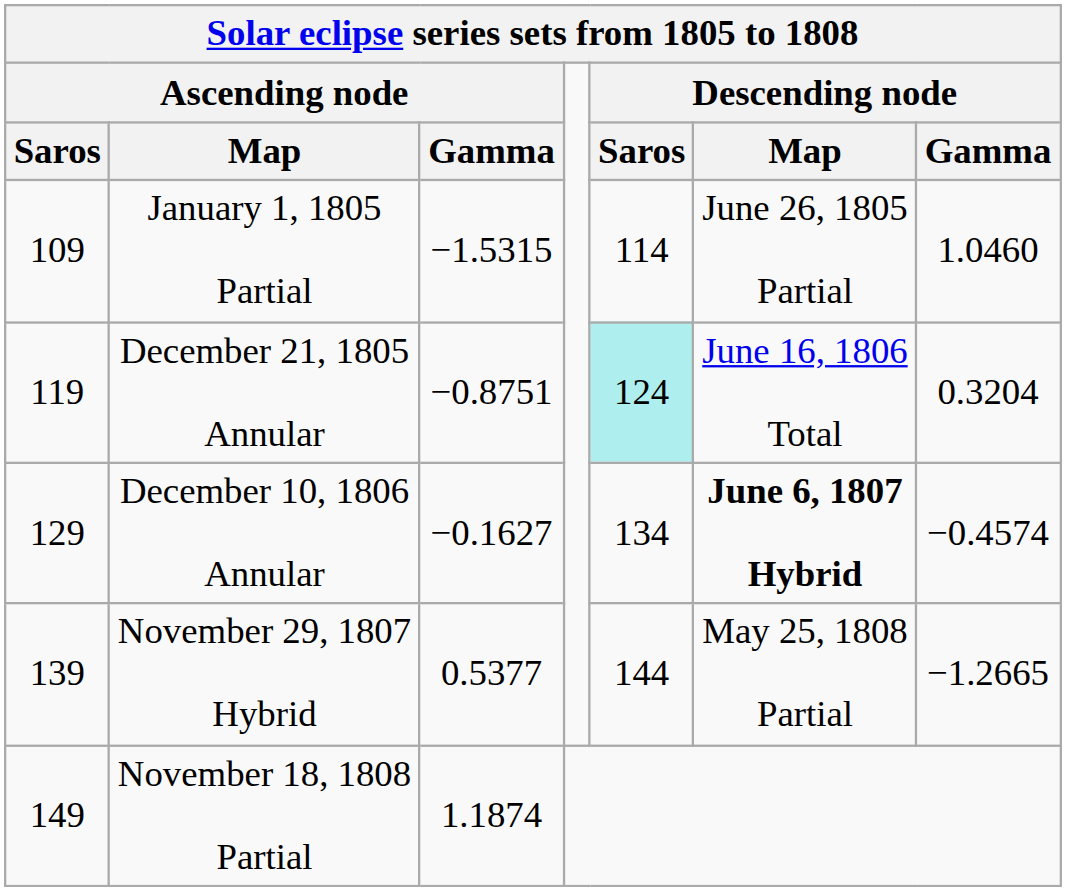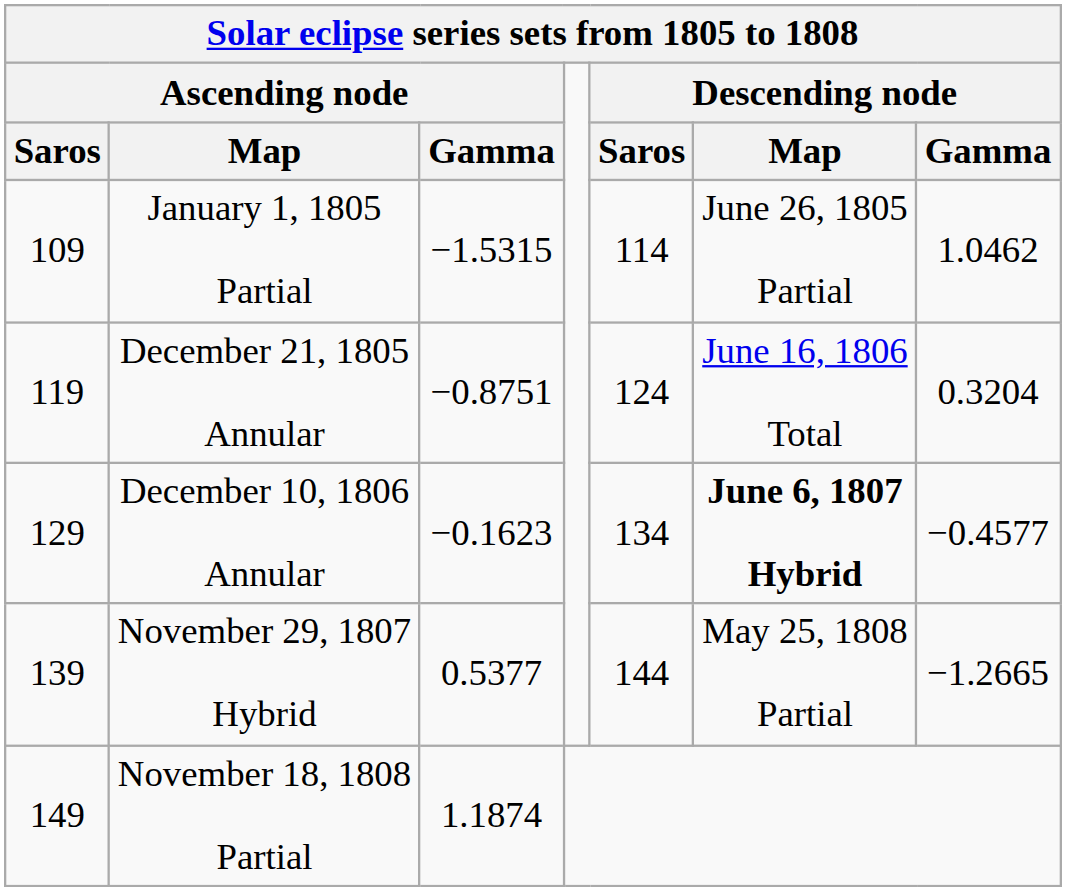(988, 250) 1.0460 -> (988, 250) 1.0462
(642, 391) paleturquoise background -> (642, 391) no background
(491, 532) −0.1627 -> (491, 532) −0.1623
(988, 532) −0.4574 -> (988, 532) −0.4577
